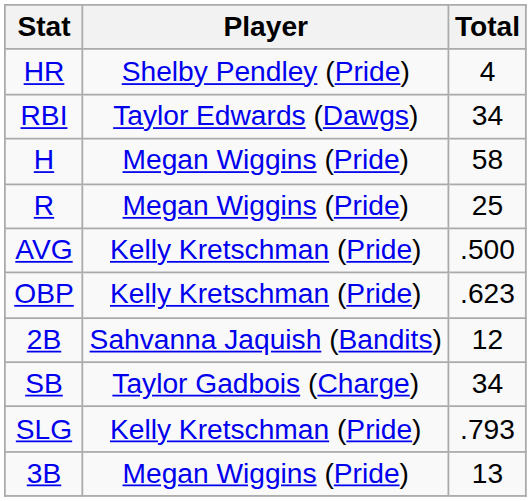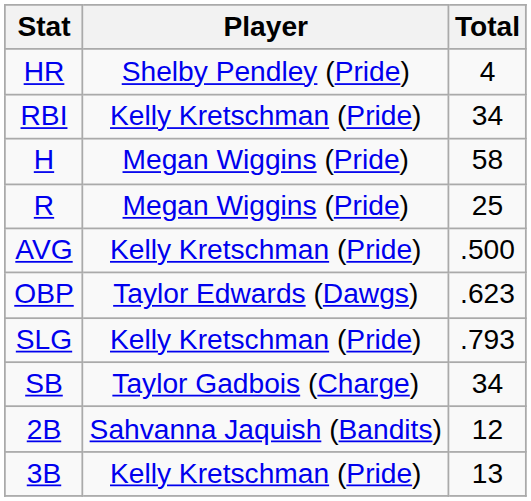(266, 116) Taylor Edwards (Dawgs) -> (266, 116) Kelly Kretschman (Pride)
(266, 294) Kelly Kretschman (Pride) -> (266, 294) Taylor Edwards (Dawgs)
rows swapped: (44, 428) <-> (44, 339)
(266, 473) Megan Wiggins (Pride) -> (266, 473) Kelly Kretschman (Pride)
